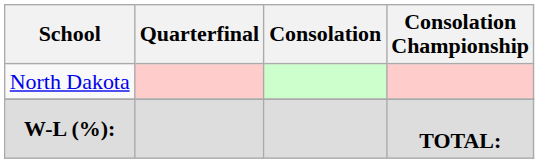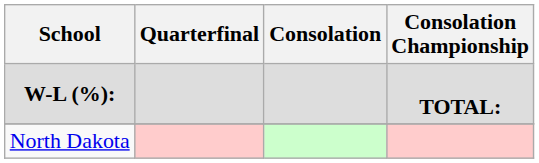rows swapped: (70, 81) <-> (70, 128)
